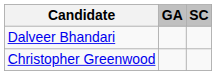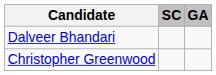columns swapped: (172, 15) <-> (199, 15)
